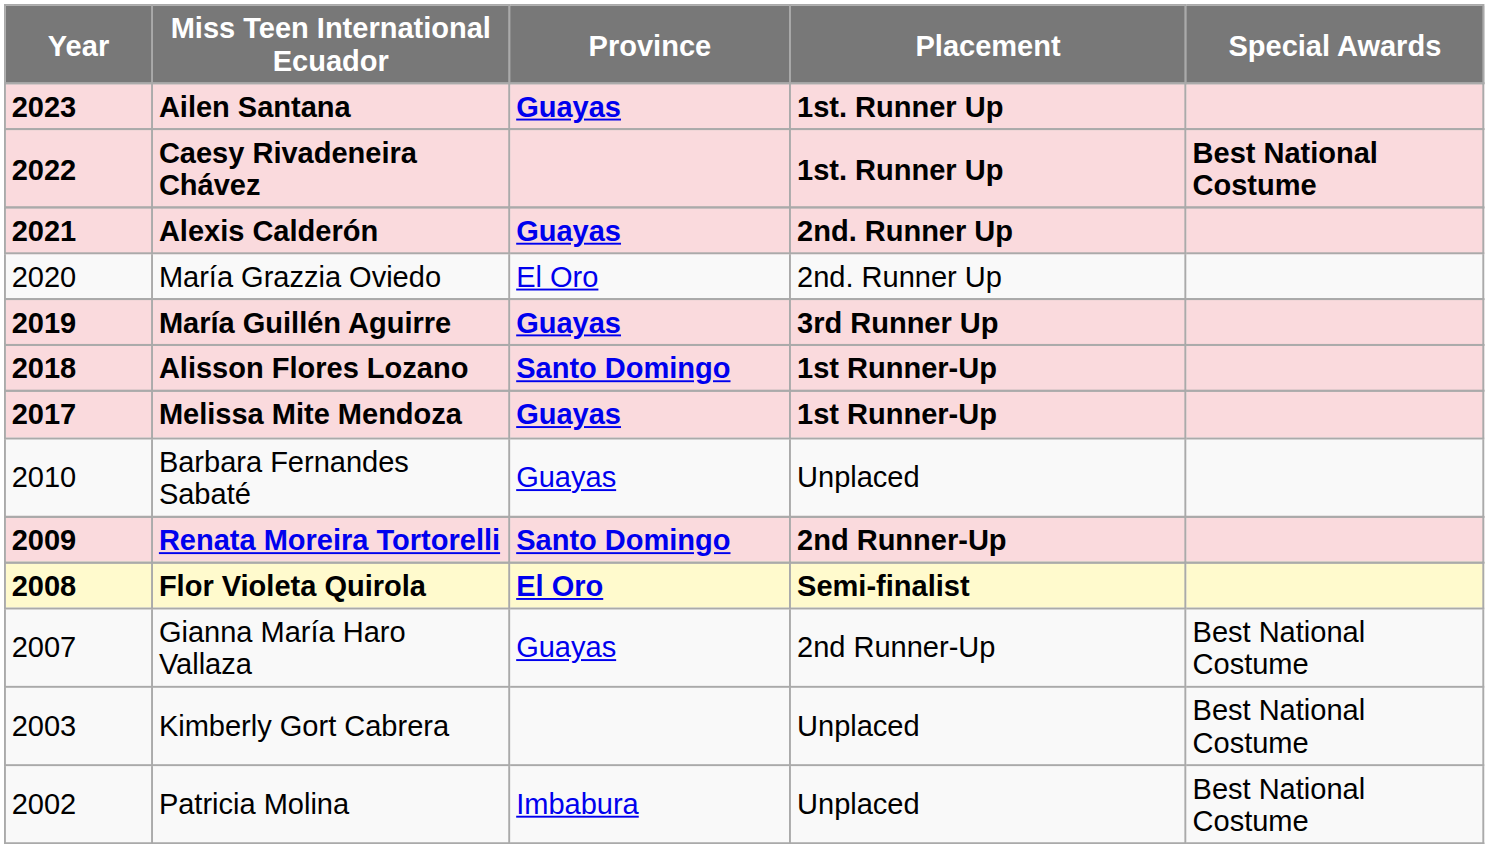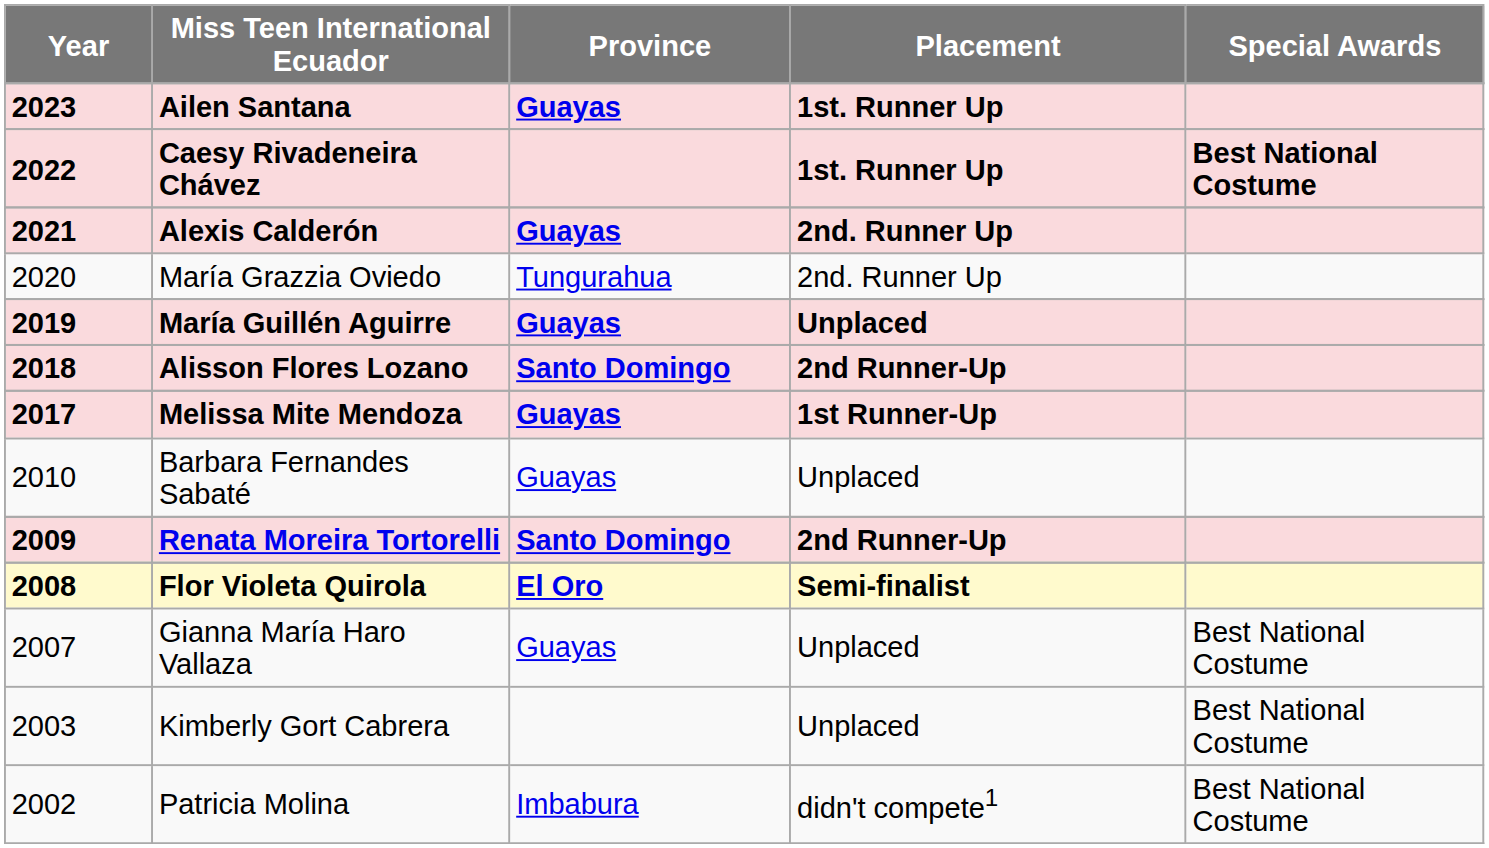(557, 277) El Oro -> (594, 277) Tungurahua
(898, 323) 3rd Runner Up -> (862, 323) Unplaced
(897, 369) 1st Runner-Up -> (902, 369) 2nd Runner-Up
(896, 647) 2nd Runner-Up -> (858, 647) Unplaced
(858, 804) Unplaced -> (898, 804) didn't compete1
